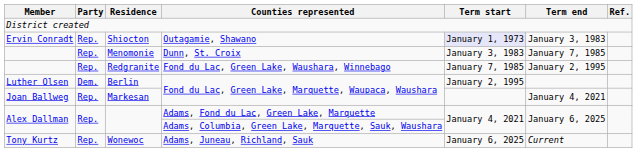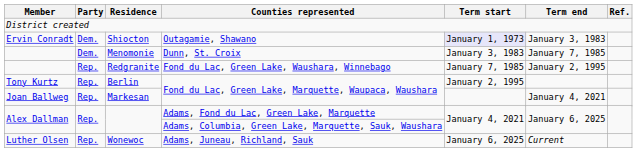(88, 39) Rep. -> (88, 39) Dem.
(88, 53) Rep. -> (88, 53) Dem.
(37, 81) Luther Olsen -> (32, 81) Tony Kurtz
(88, 81) Dem. -> (88, 81) Rep.
(32, 140) Tony Kurtz -> (37, 140) Luther Olsen
